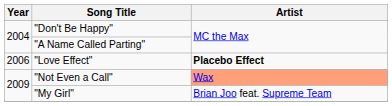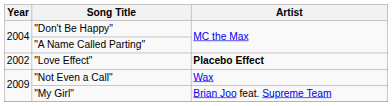(18, 61) 2006 -> (18, 61) 2002
(203, 77) lightsalmon background -> (203, 77) no background
